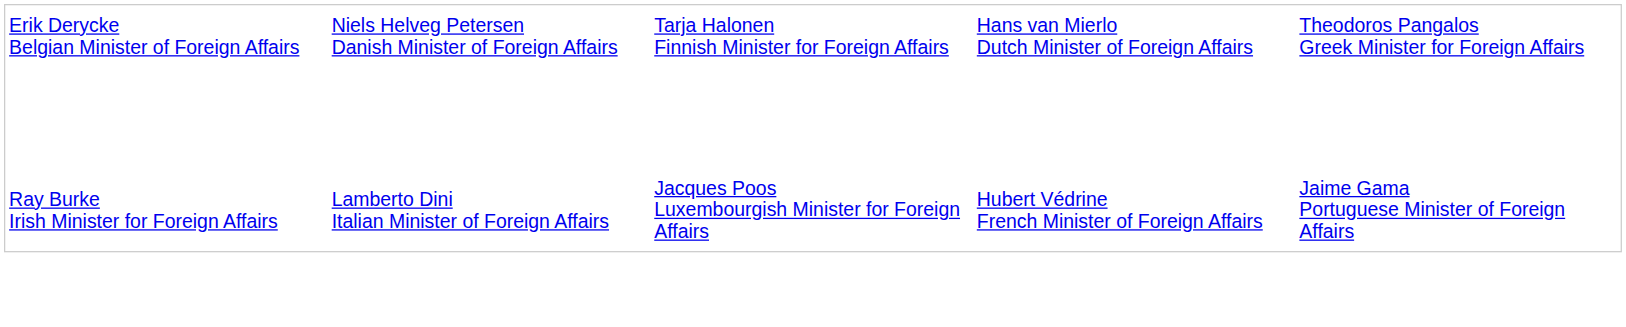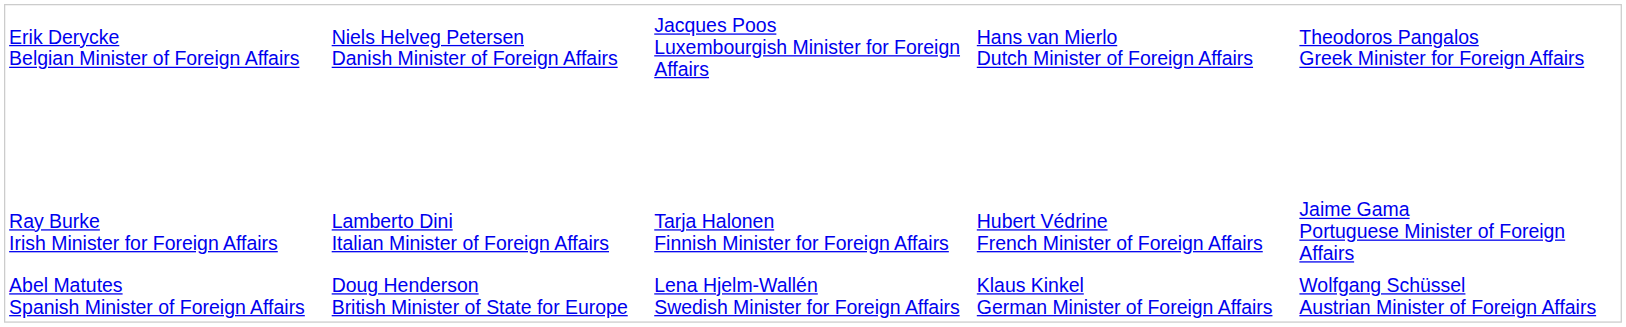(802, 36) Tarja Halonen Finnish Minister for Foreign Affairs -> (807, 47) Jacques Poos Luxembourgish Minister for Foreign Affairs
(807, 209) Jacques Poos Luxembourgish Minister for Foreign Affairs -> (802, 231) Tarja Halonen Finnish Minister for Foreign Affairs
+ row: (157, 296)
